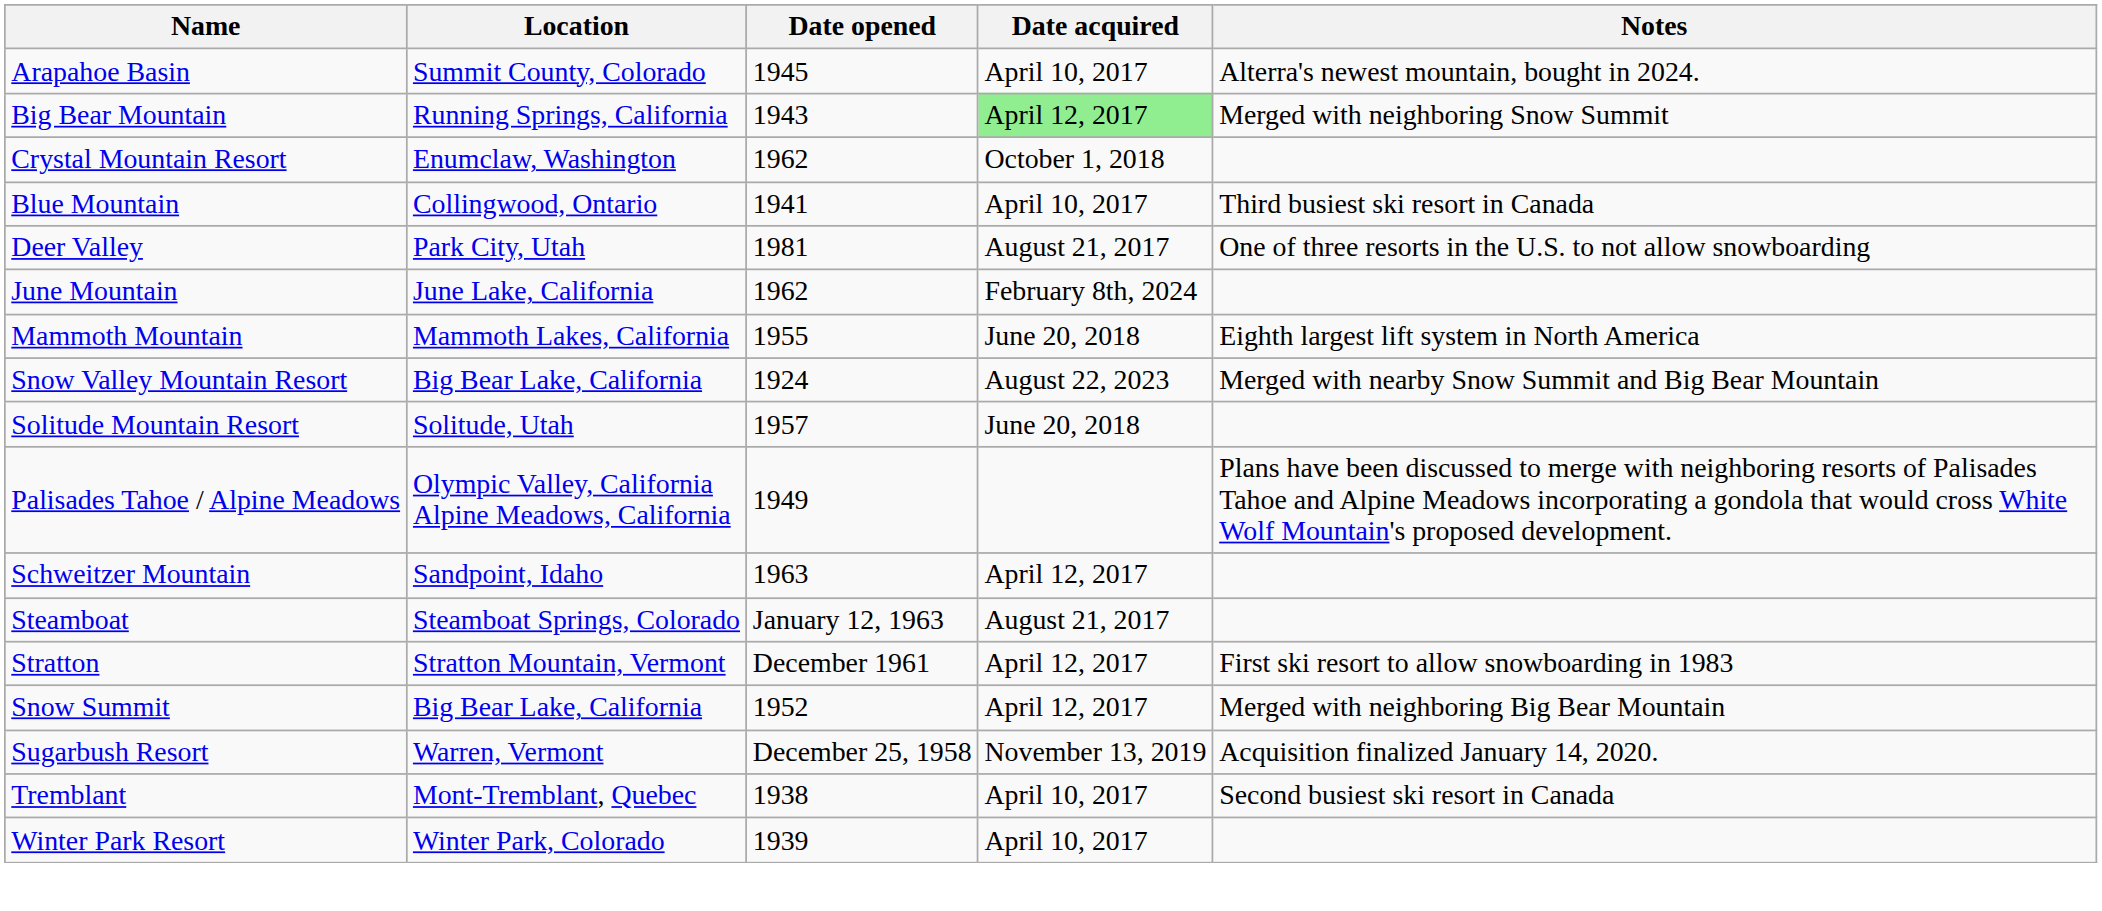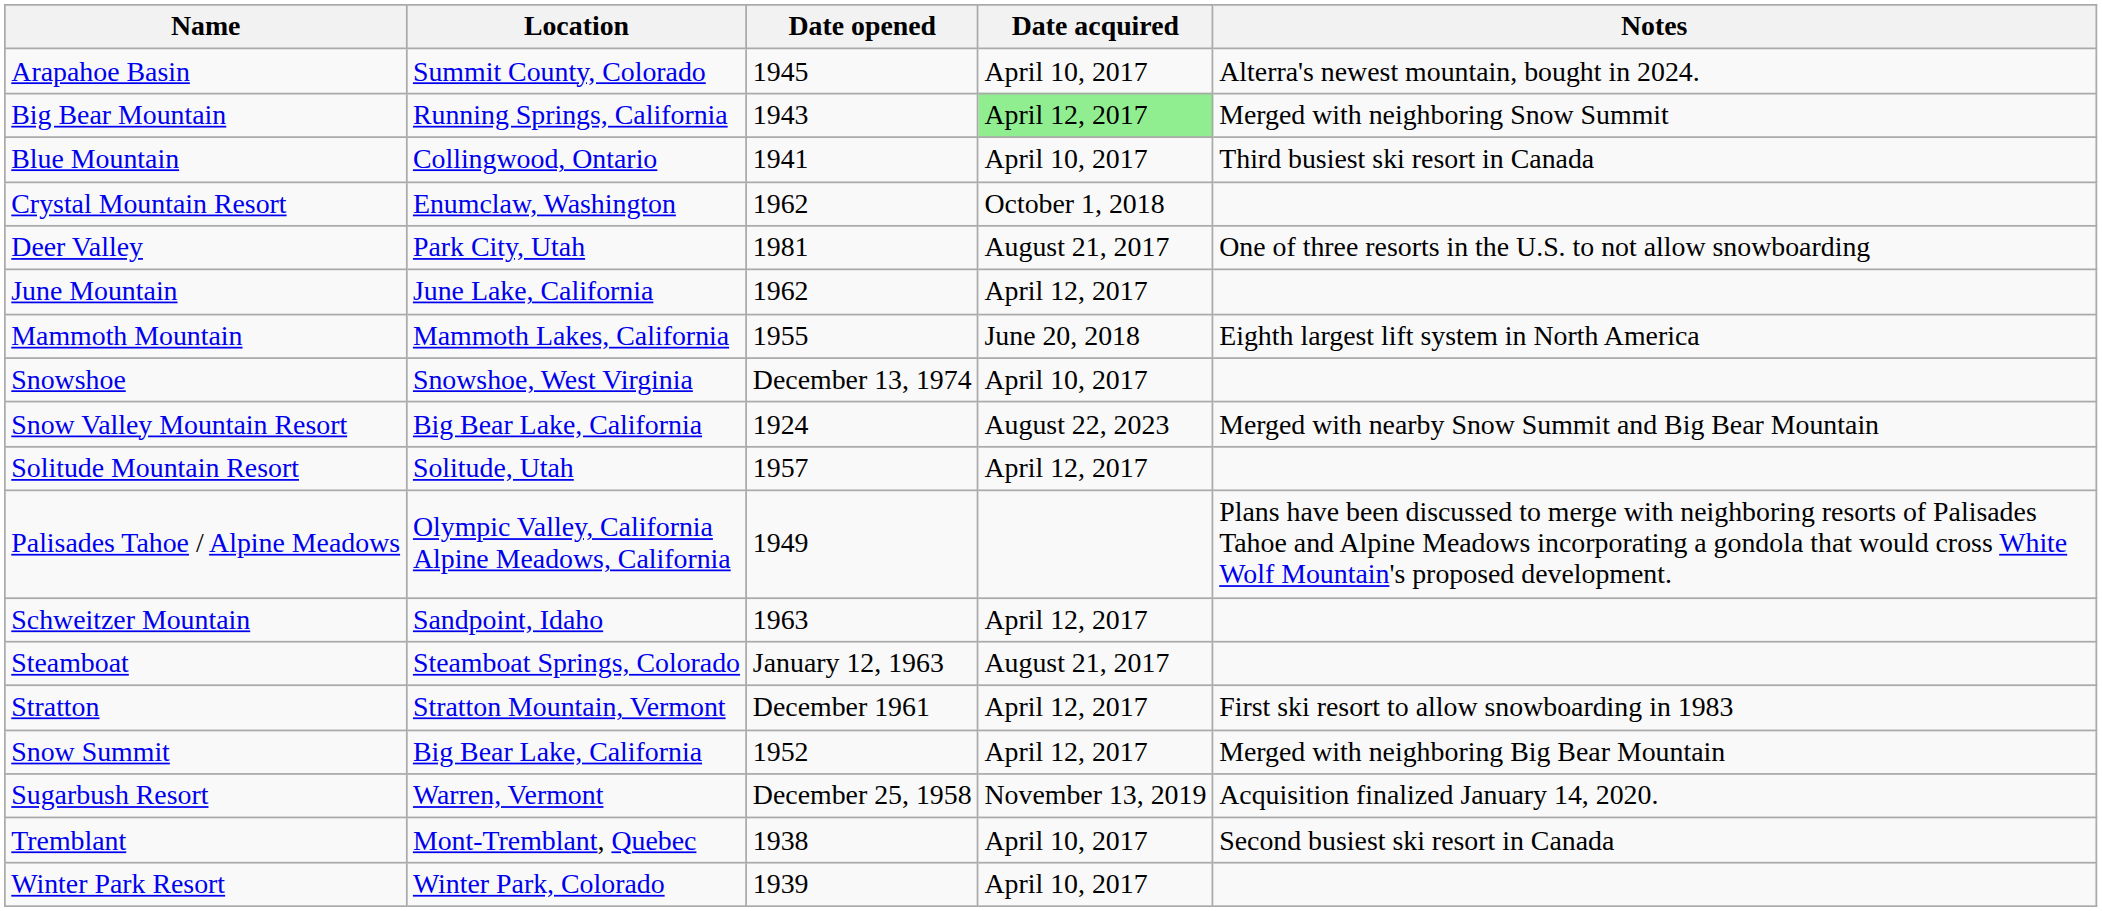rows swapped: (95, 203) <-> (149, 159)
(1091, 291) February 8th, 2024 -> (1066, 291) April 12, 2017
+ row: (69, 379)
(1062, 423) June 20, 2018 -> (1066, 468) April 12, 2017
